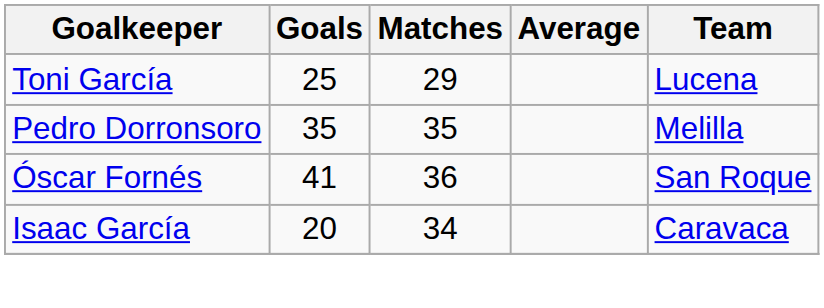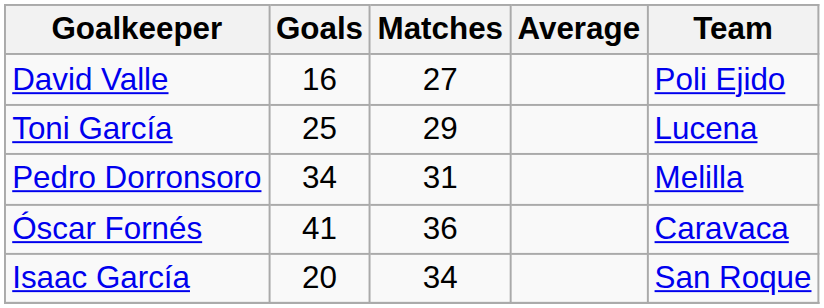+ row: (90, 79)
(319, 128) 35 -> (319, 178) 34
(440, 128) 35 -> (440, 178) 31
(733, 178) San Roque -> (722, 228) Caravaca
(722, 228) Caravaca -> (733, 278) San Roque
